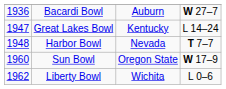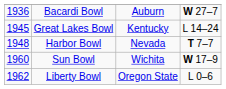(18, 28) 1947 -> (18, 28) 1945
(148, 60) Oregon State -> (148, 60) Wichita
(148, 76) Wichita -> (148, 76) Oregon State
